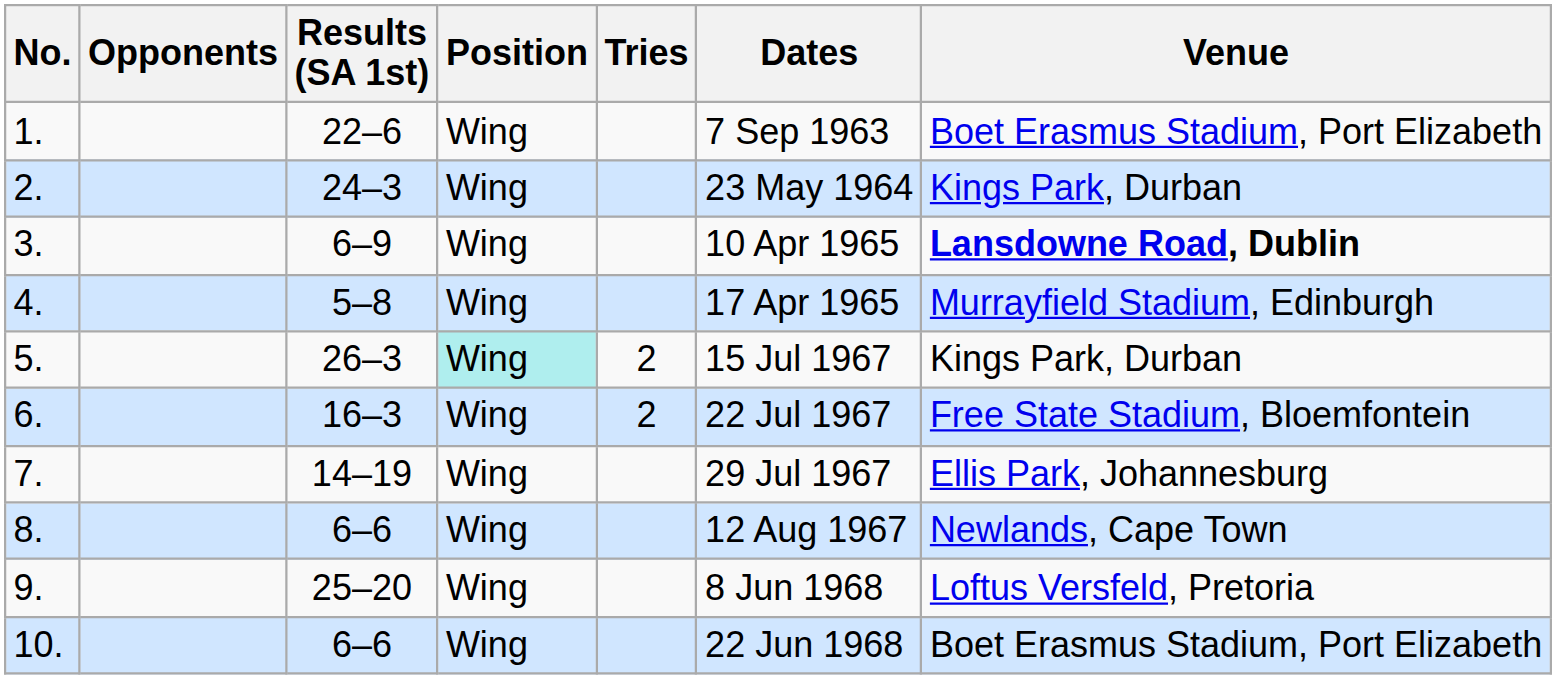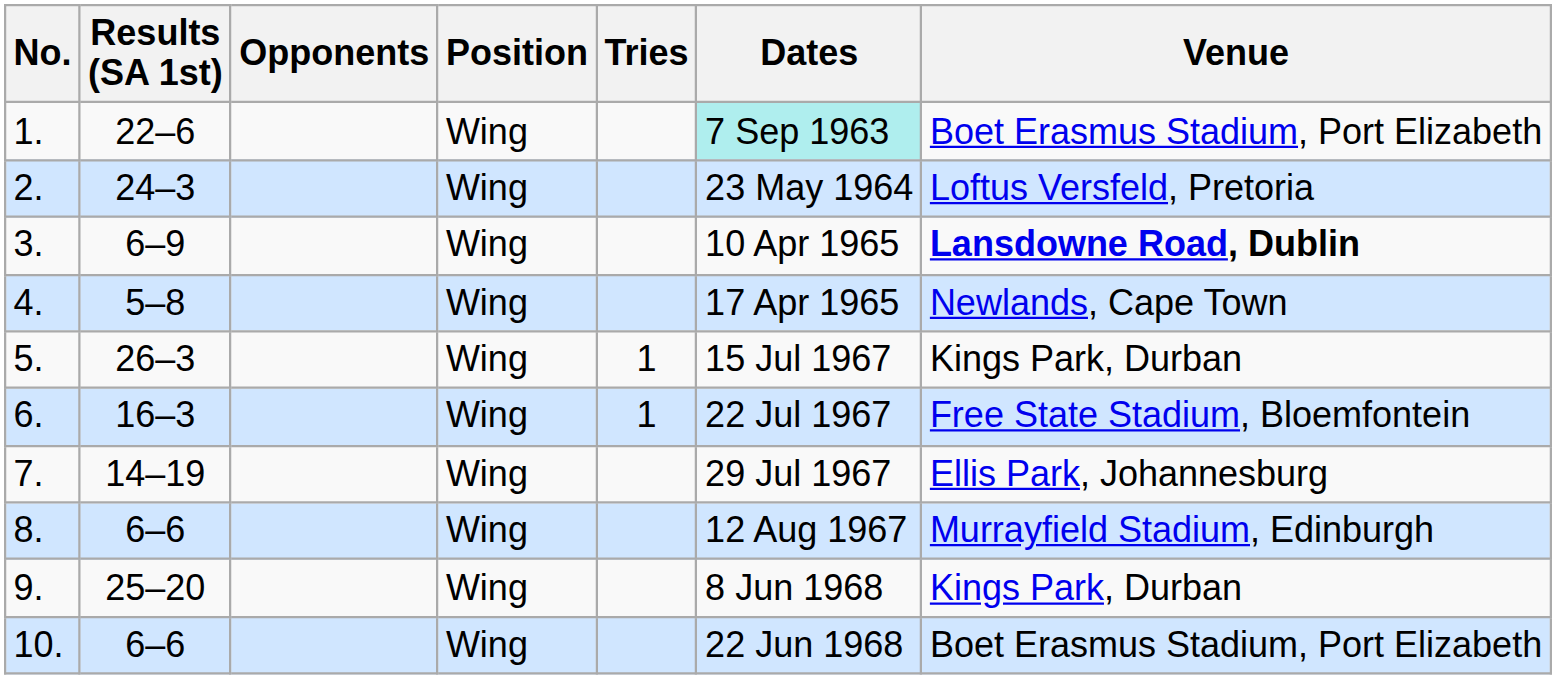columns swapped: (183, 53) <-> (362, 53)
(797, 130) no background -> (797, 130) paleturquoise background
(1086, 187) Kings Park, Durban -> (1122, 187) Loftus Versfeld, Pretoria
(1182, 301) Murrayfield Stadium, Edinburgh -> (1109, 301) Newlands, Cape Town
(487, 359) paleturquoise background -> (487, 359) no background
(646, 359) 2 -> (646, 359) 1
(646, 416) 2 -> (646, 416) 1
(1109, 530) Newlands, Cape Town -> (1182, 530) Murrayfield Stadium, Edinburgh
(1122, 587) Loftus Versfeld, Pretoria -> (1086, 587) Kings Park, Durban
